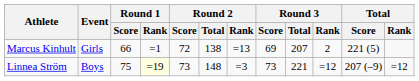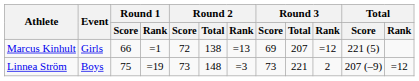(328, 49) 2 -> (328, 49) =12
(155, 67) lightyellow background -> (155, 67) no background
(328, 67) =12 -> (328, 67) 2
